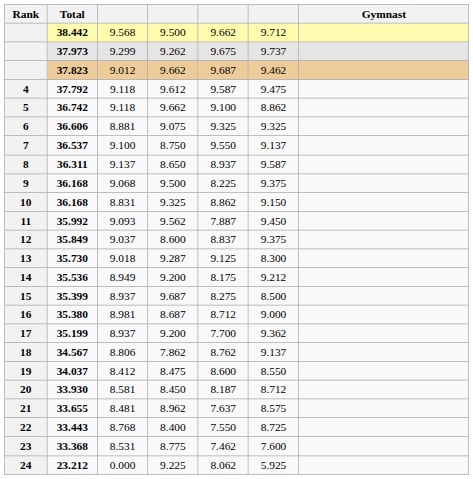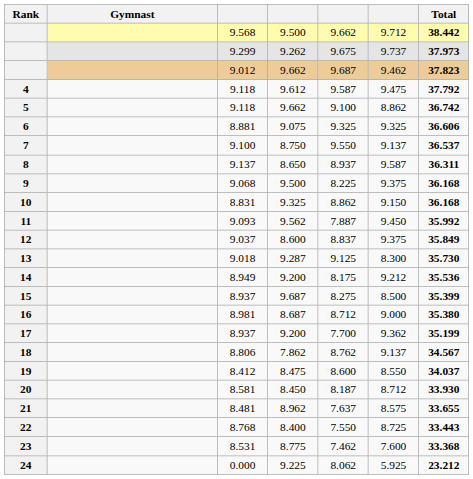columns swapped: (384, 14) <-> (72, 14)
